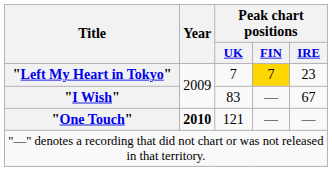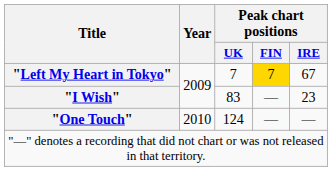(309, 74) 23 -> (309, 74) 67
(309, 97) 67 -> (309, 97) 23
(197, 119) bold -> (197, 119) normal
(233, 119) 121 -> (233, 119) 124
